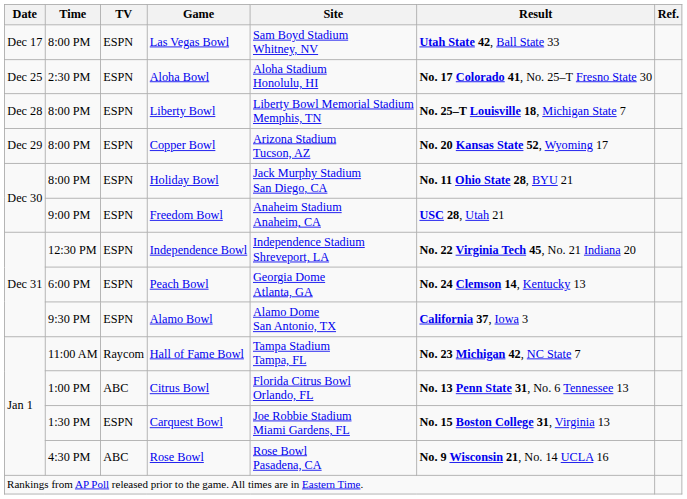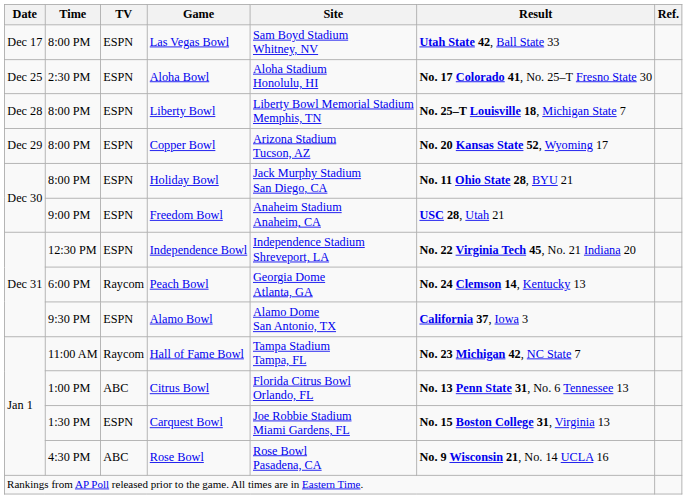(118, 284) ESPN -> (124, 284) Raycom
